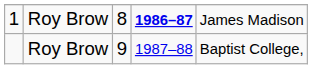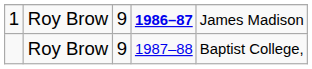(122, 19) 8 -> (122, 19) 9
